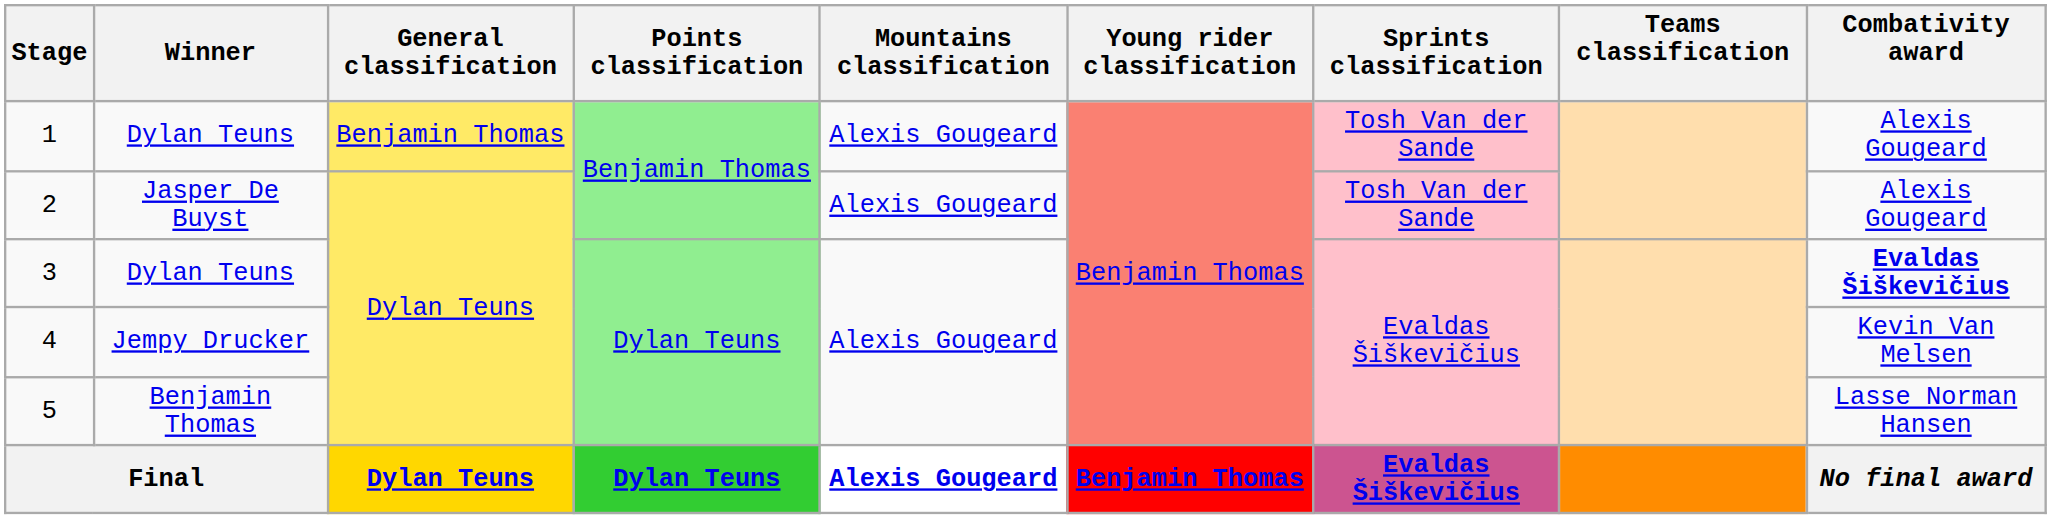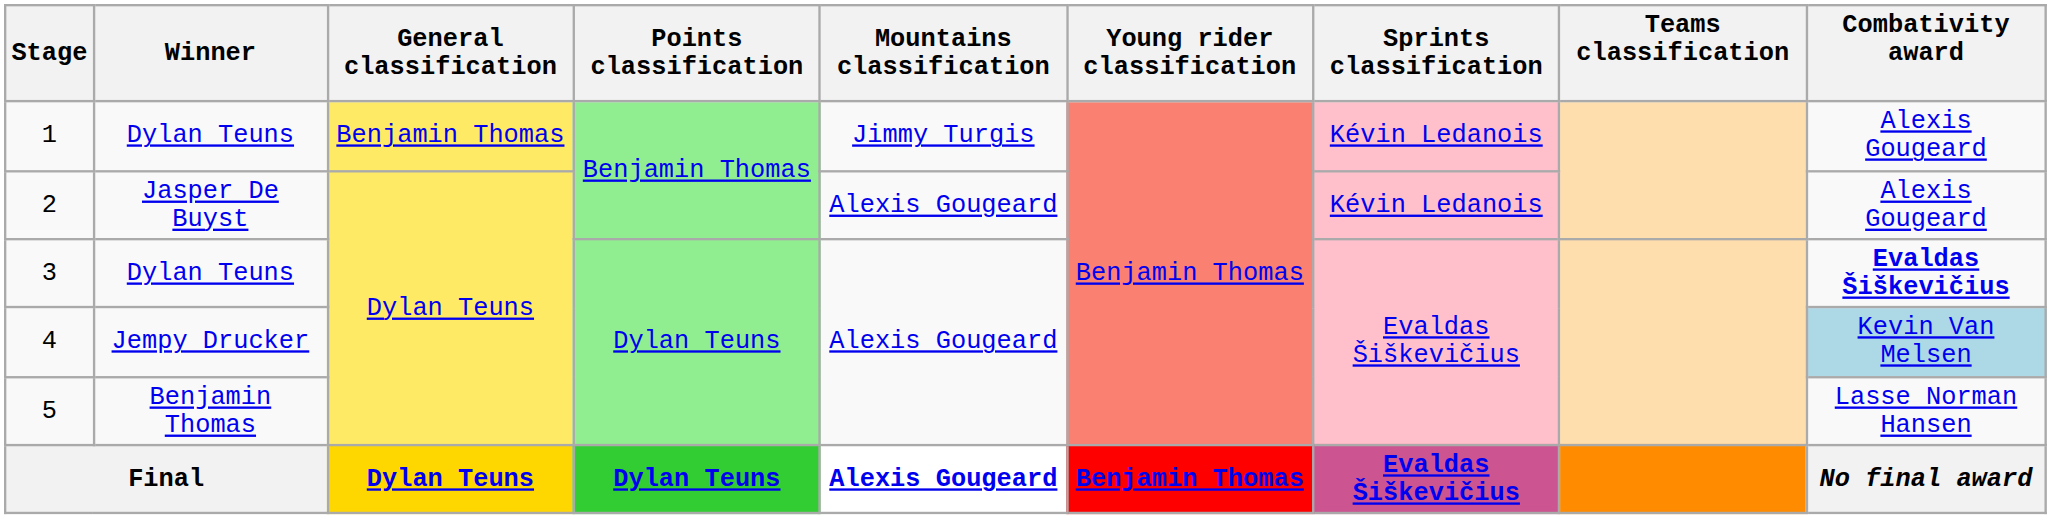(943, 136) Alexis Gougeard -> (943, 136) Jimmy Turgis
(1436, 136) Tosh Van der Sande -> (1436, 136) Kévin Ledanois
(1436, 205) Tosh Van der Sande -> (1436, 205) Kévin Ledanois
(1926, 342) no background -> (1926, 342) lightblue background
